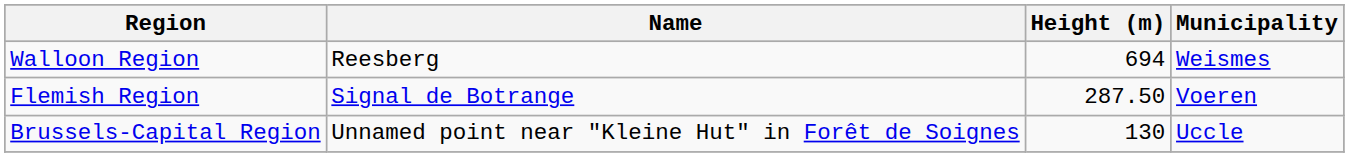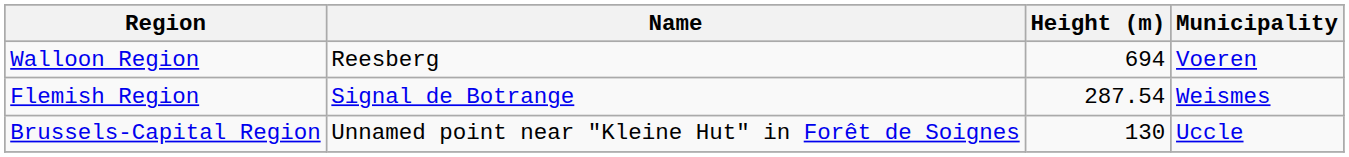(1223, 60) Weismes -> (1217, 60) Voeren
(1125, 97) 287.50 -> (1125, 97) 287.54
(1217, 97) Voeren -> (1223, 97) Weismes
